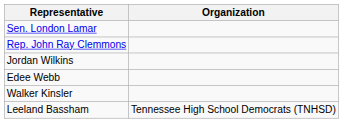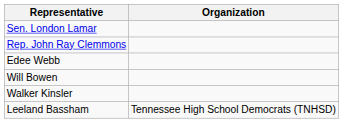- row: (40, 61)
+ row: (32, 77)
